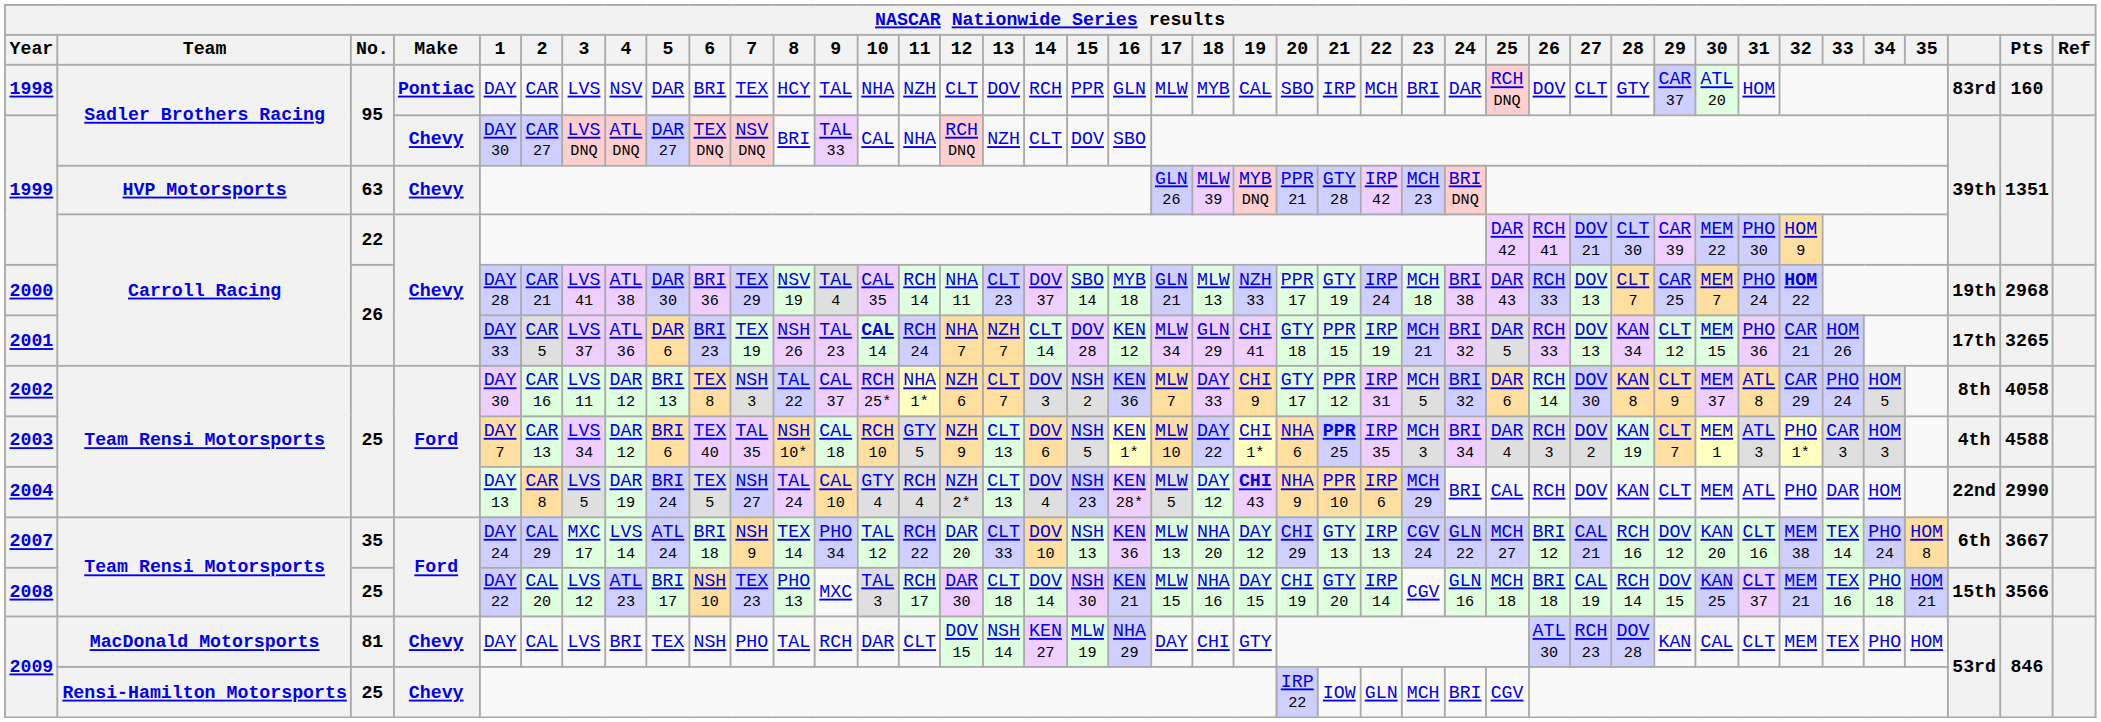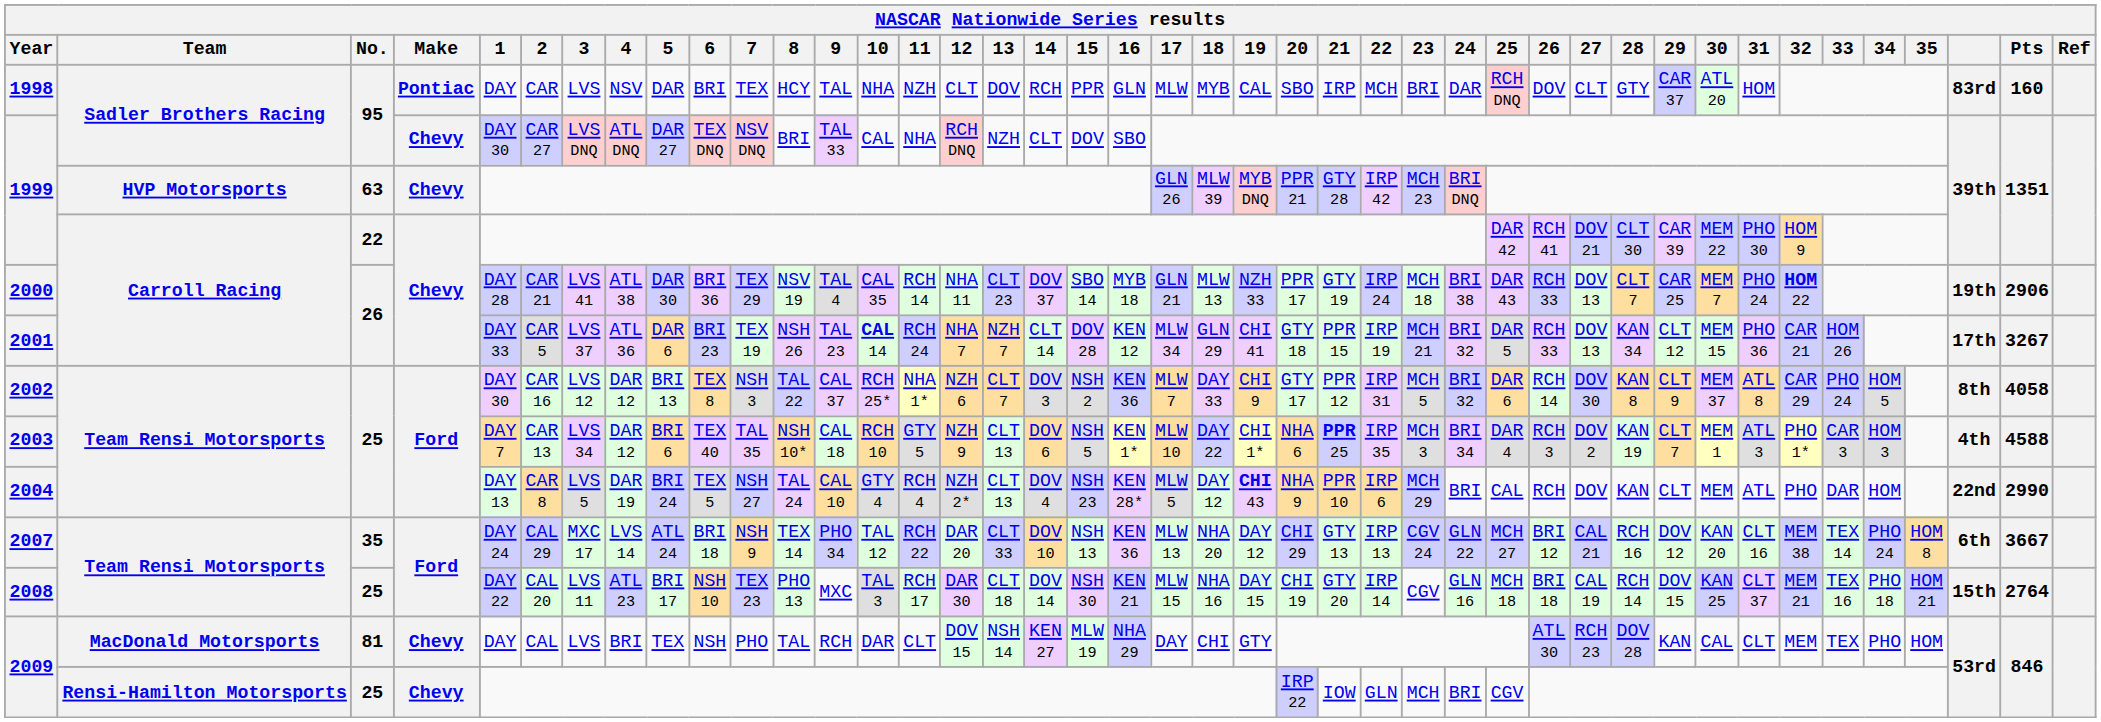(2027, 290) 2968 -> (2027, 290) 2906
(2027, 340) 3265 -> (2027, 340) 3267
(584, 390) LVS 11 -> (584, 390) LVS 12
(584, 591) LVS 12 -> (584, 591) LVS 11
(2027, 592) 3566 -> (2027, 592) 2764
